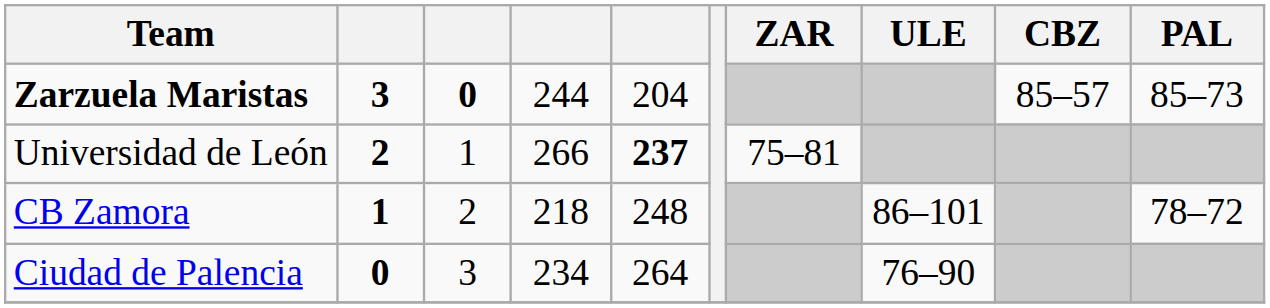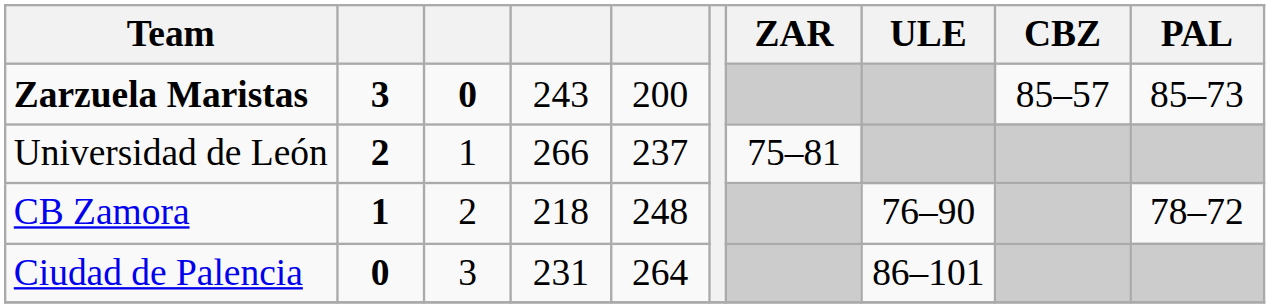(561, 93) 244 -> (561, 93) 243
(660, 93) 204 -> (660, 93) 200
(660, 152) bold -> (660, 152) normal
(928, 212) 86–101 -> (928, 212) 76–90
(561, 271) 234 -> (561, 271) 231
(928, 271) 76–90 -> (928, 271) 86–101
